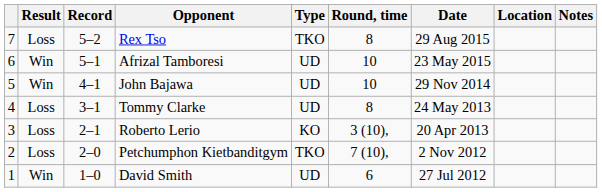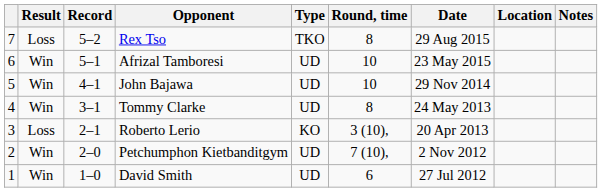(41, 107) Loss -> (41, 107) Win
(41, 152) Loss -> (41, 152) Win
(310, 152) TKO -> (310, 152) UD
